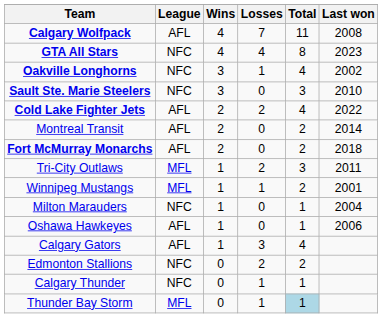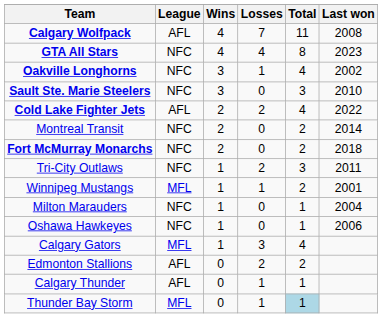(179, 129) AFL -> (179, 129) NFC
(179, 149) AFL -> (179, 149) NFC
(179, 168) MFL -> (179, 168) NFC
(179, 226) AFL -> (179, 226) NFC
(179, 245) AFL -> (179, 245) MFL
(179, 264) NFC -> (179, 264) AFL
(179, 284) NFC -> (179, 284) AFL
